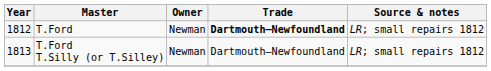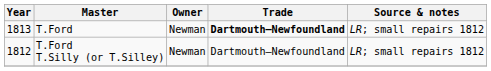(19, 29) 1812 -> (19, 29) 1813
(19, 52) 1813 -> (19, 52) 1812
